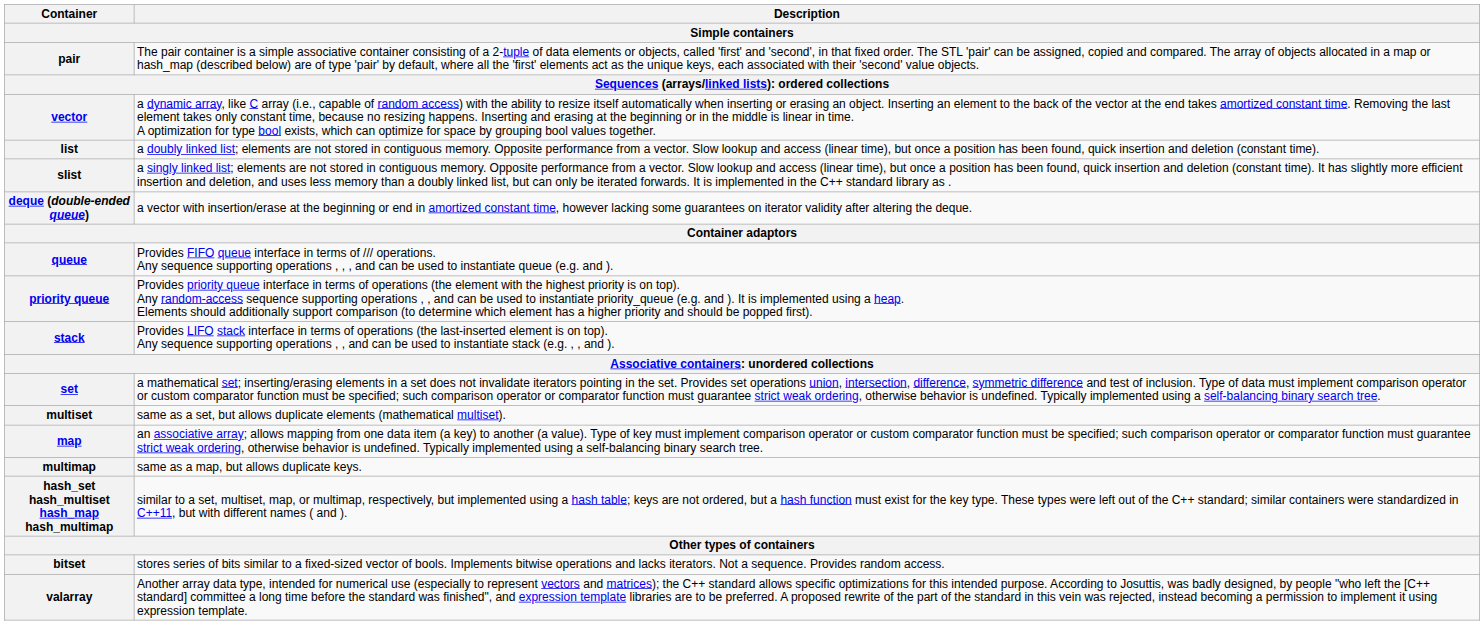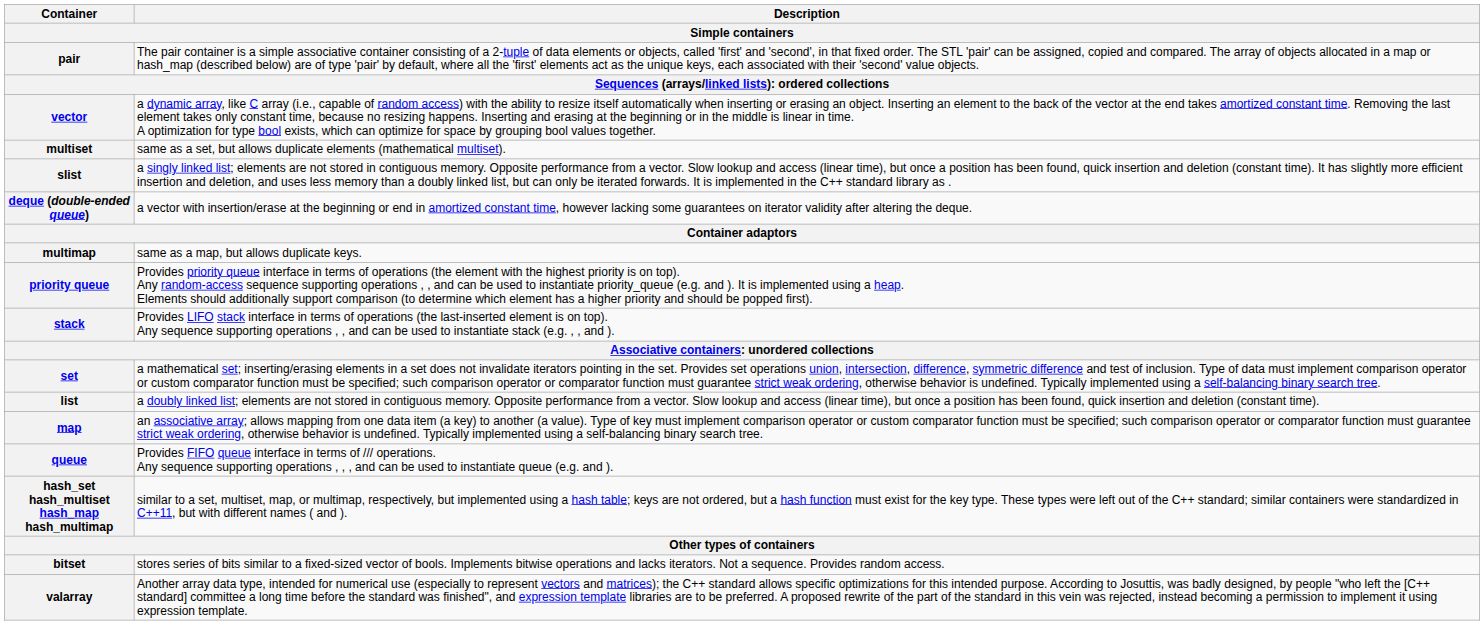rows swapped: (69, 149) <-> (69, 415)
rows swapped: (69, 259) <-> (69, 467)
